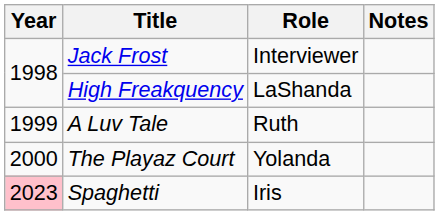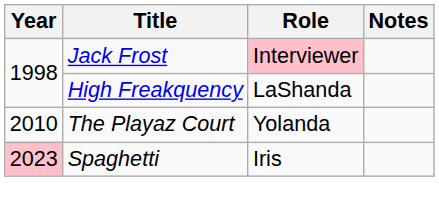(306, 55) no background -> (306, 55) pink background
- row: (118, 124)
(34, 158) 2000 -> (34, 124) 2010
